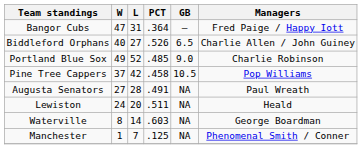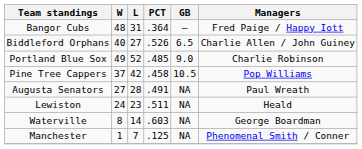(120, 28) 47 -> (120, 28) 48
(136, 105) 20 -> (136, 105) 23
